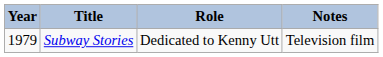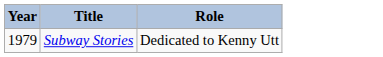- column: (330, 16)
